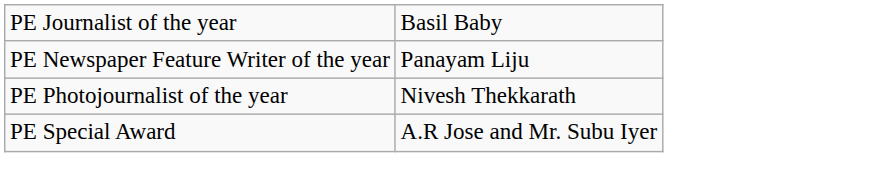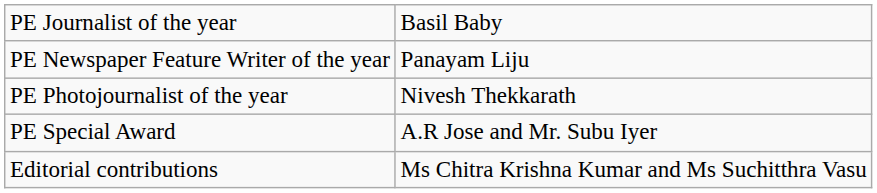+ row: (114, 168)
